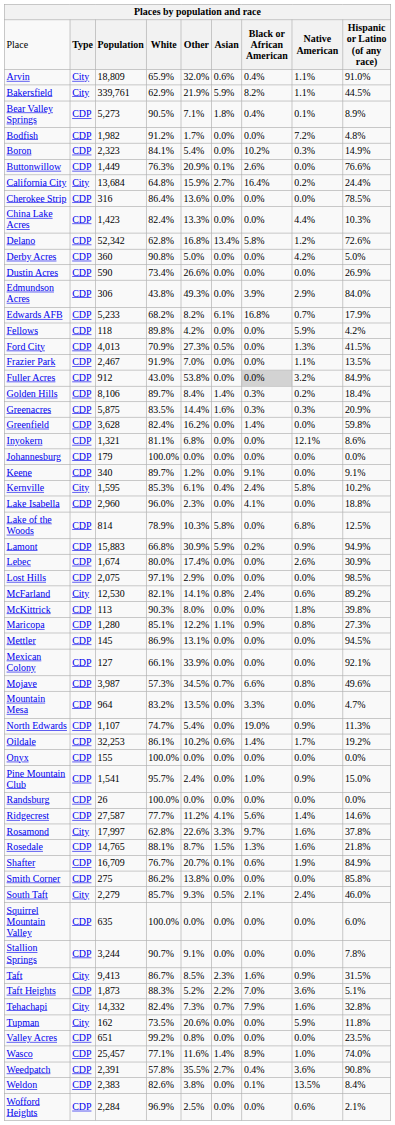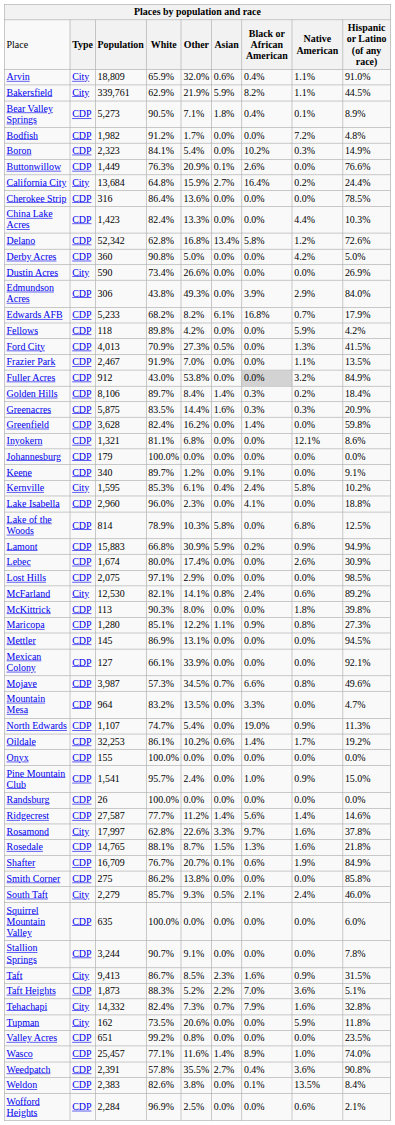(82, 272) CDP -> (81, 272) City
(224, 816) 4.1% -> (224, 816) 1.4%
